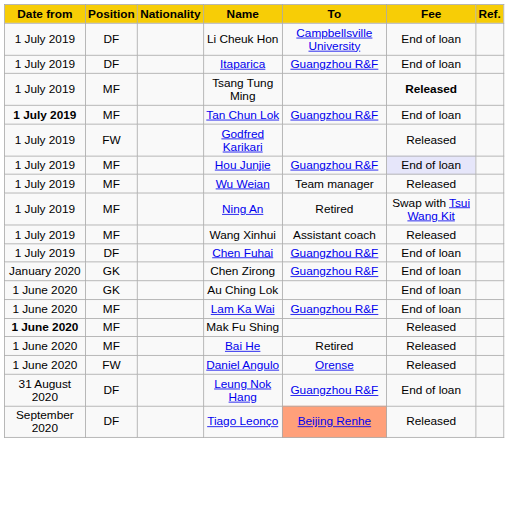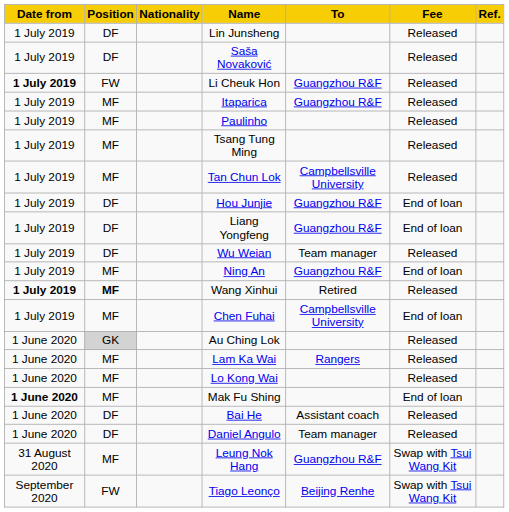+ row: (244, 33)
+ row: (244, 58)
(45, 39) normal -> (44, 83) bold
(111, 39) DF -> (111, 83) FW
(334, 39) Campbellsville University -> (338, 83) Guangzhou R&F
(431, 39) End of loan -> (433, 83) Released
(111, 65) DF -> (111, 102) MF
(431, 65) End of loan -> (433, 102) Released
+ row: (244, 121)
(431, 90) bold -> (433, 146) normal
(45, 115) bold -> (44, 178) normal
(334, 115) Guangzhou R&F -> (338, 178) Campbellsville University
(431, 115) End of loan -> (433, 178) Released
- row: (243, 140)
(111, 165) MF -> (111, 203) DF
(431, 165) lavender background -> (433, 203) no background
+ row: (244, 228)
(111, 184) MF -> (111, 253) DF
(334, 209) Retired -> (338, 272) Guangzhou R&F
(431, 209) Swap with Tsui Wang Kit -> (433, 272) End of loan
(45, 235) normal -> (44, 290) bold
(111, 235) normal -> (111, 290) bold
(334, 235) Assistant coach -> (338, 290) Retired
(111, 253) DF -> (111, 316) MF
(334, 253) Guangzhou R&F -> (338, 316) Campbellsville University
- row: (243, 272)
(111, 290) no background -> (111, 341) lightgrey background
(431, 290) End of loan -> (433, 341) Released
(334, 309) Guangzhou R&F -> (338, 360) Rangers
(431, 309) End of loan -> (433, 360) Released
+ row: (244, 378)
(431, 328) Released -> (433, 397) End of loan
(111, 346) MF -> (111, 416) DF
(334, 346) Retired -> (338, 416) Assistant coach
(111, 365) FW -> (111, 434) DF
(334, 365) Orense -> (338, 434) Team manager
(111, 390) DF -> (111, 459) MF
(431, 390) End of loan -> (433, 459) Swap with Tsui Wang Kit
(111, 422) DF -> (111, 491) FW
(334, 422) lightsalmon background -> (338, 491) no background
(431, 422) Released -> (433, 491) Swap with Tsui Wang Kit
